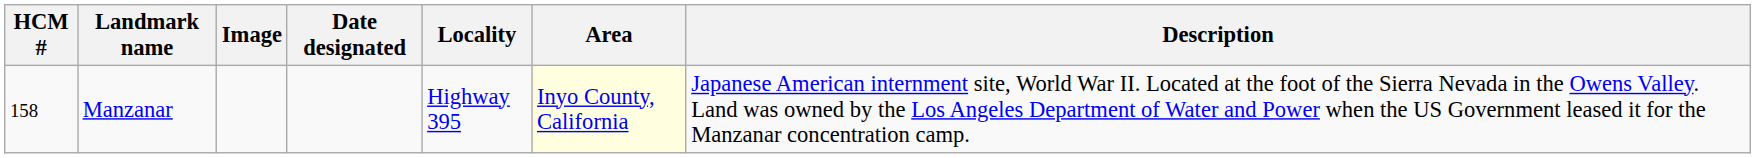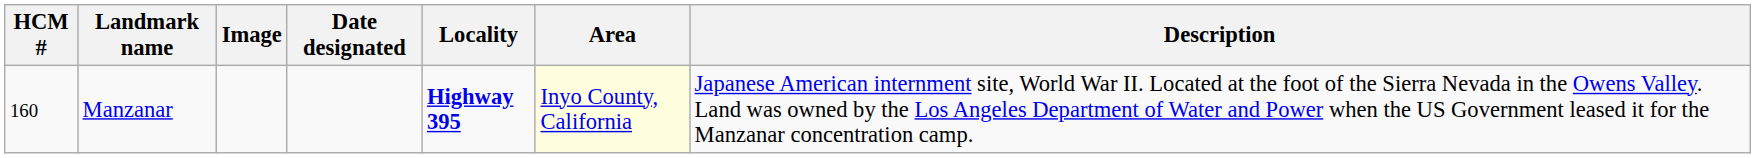(24, 110) 158 -> (24, 110) 160
(468, 108) normal -> (470, 108) bold
